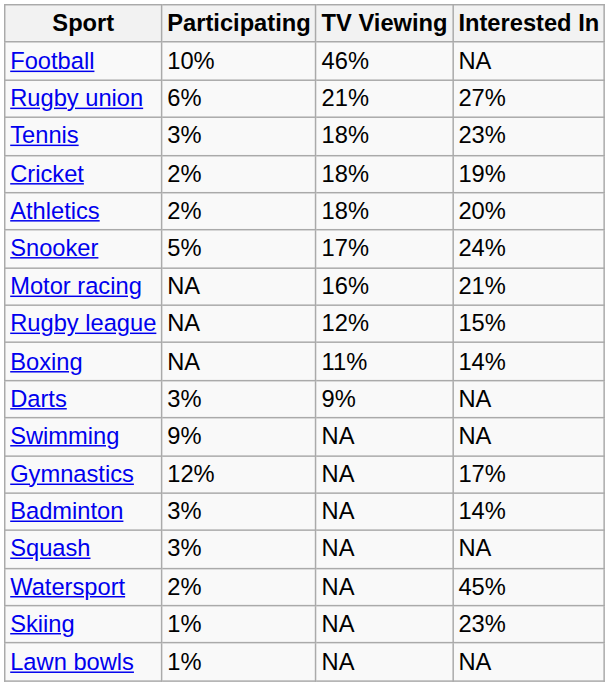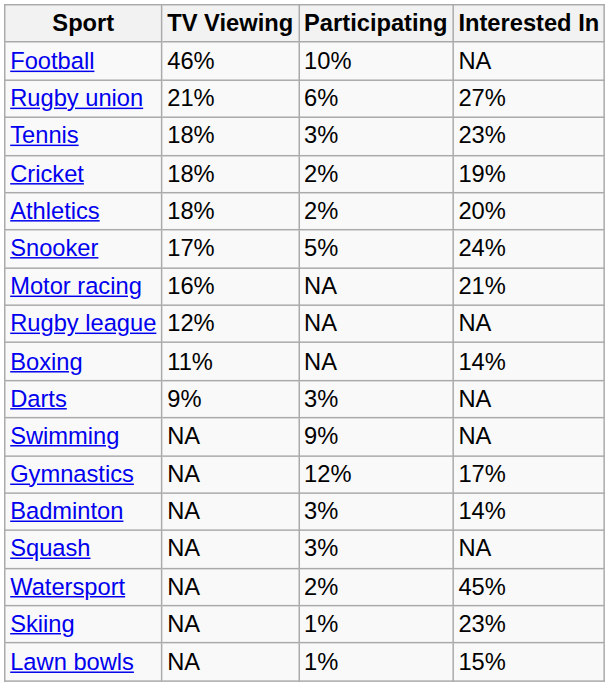columns swapped: (385, 23) <-> (239, 23)
(482, 323) 15% -> (475, 323) NA
(475, 661) NA -> (482, 661) 15%
